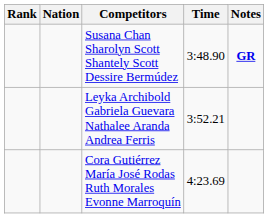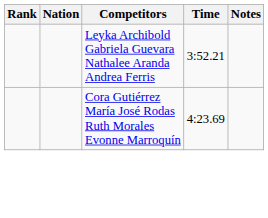- row: (132, 55)
